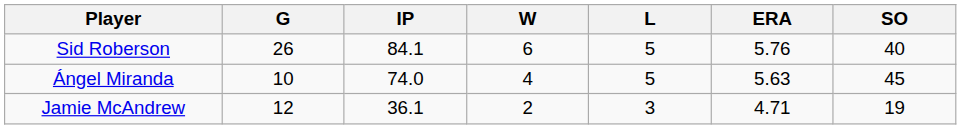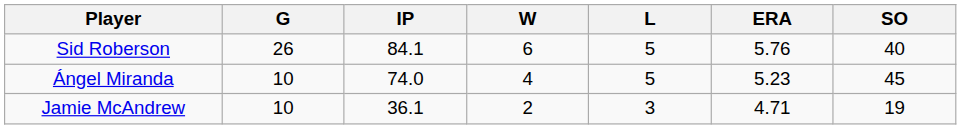(772, 78) 5.63 -> (772, 78) 5.23
(283, 108) 12 -> (283, 108) 10
